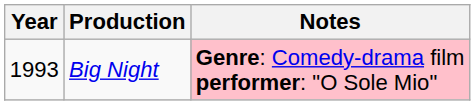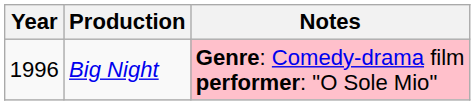(34, 69) 1993 -> (34, 69) 1996
